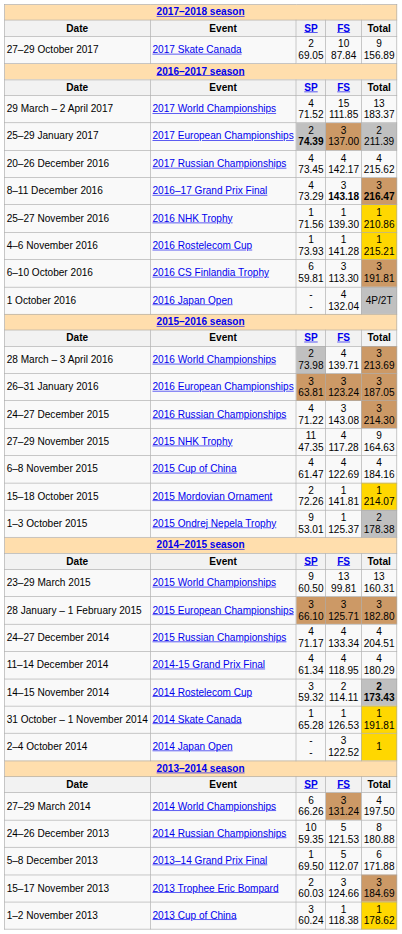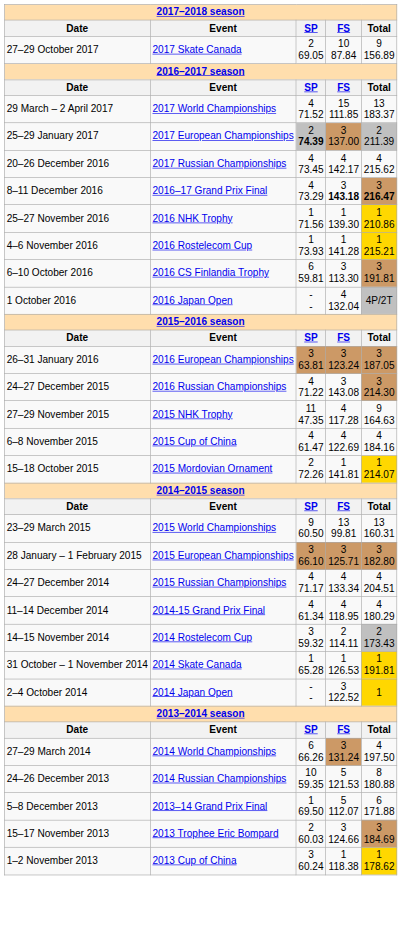- row: (60, 360)
- row: (47, 523)
(379, 692) bold -> (379, 637) normal
